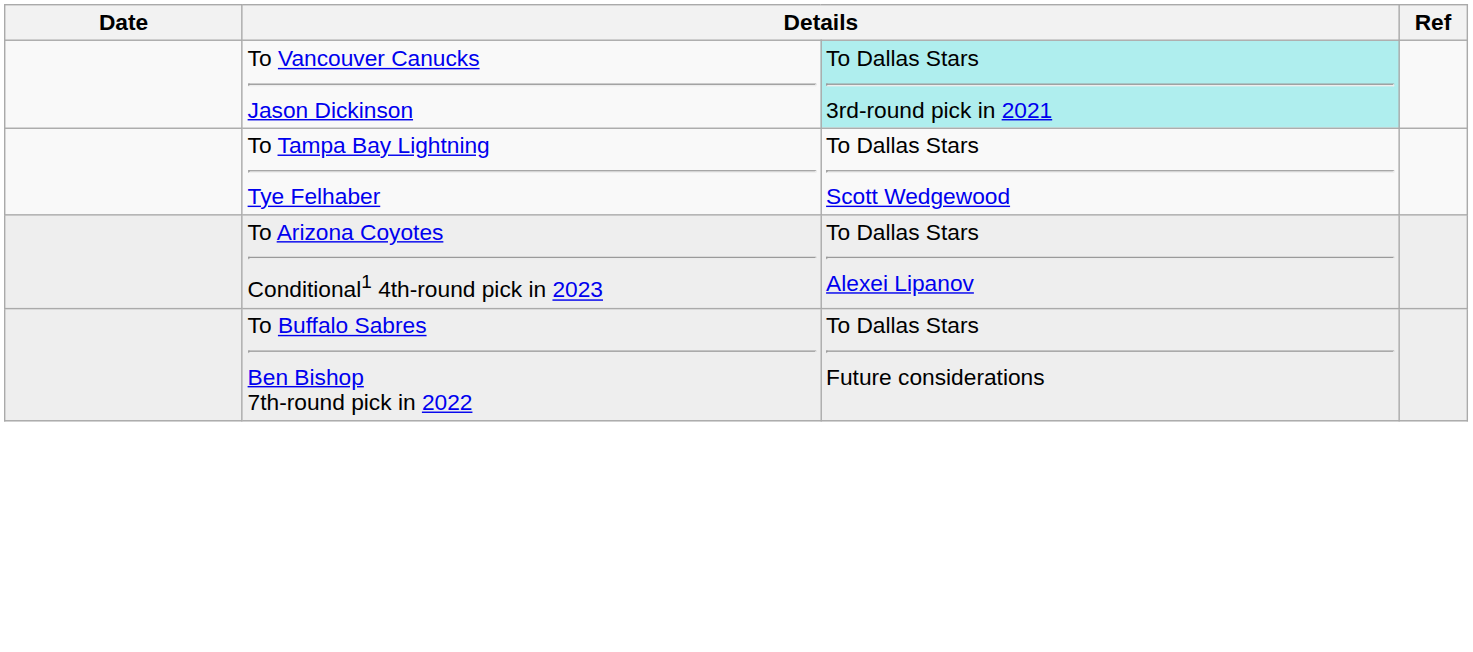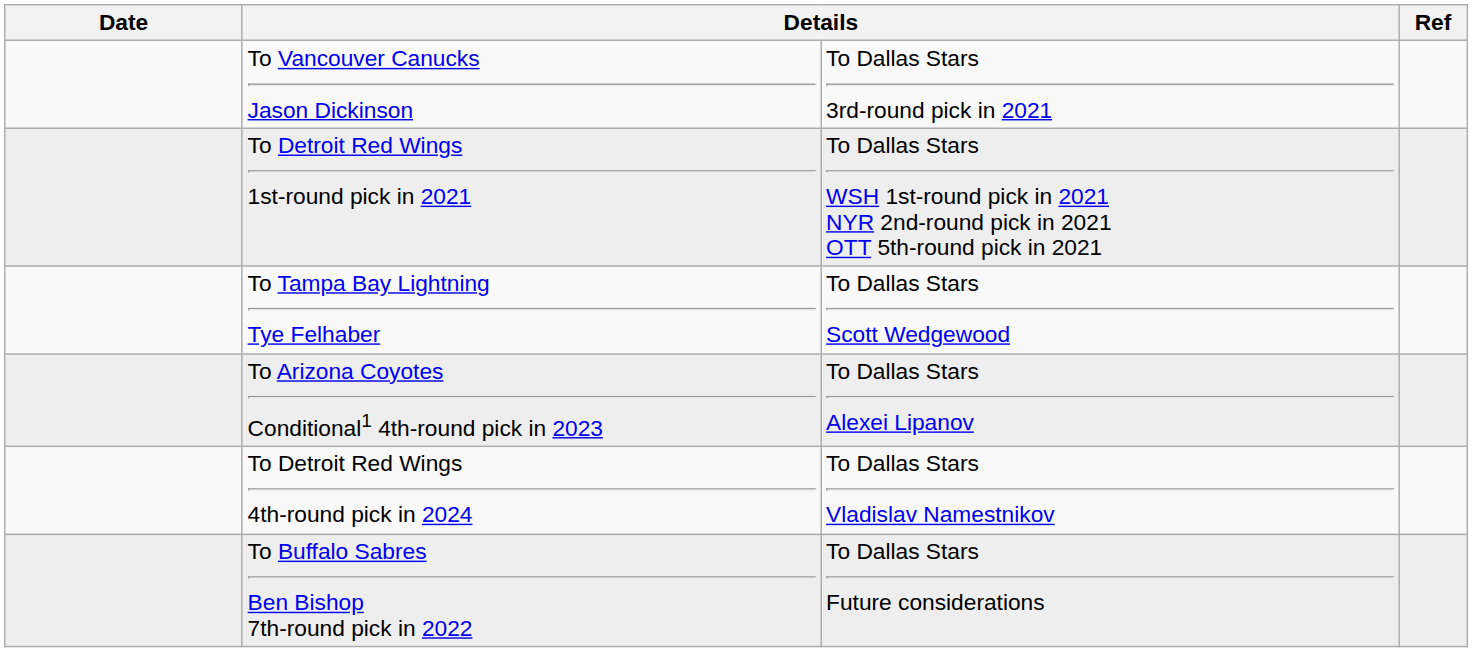(1110, 84) paleturquoise background -> (1110, 84) no background
+ row: (532, 171)
+ row: (532, 489)
